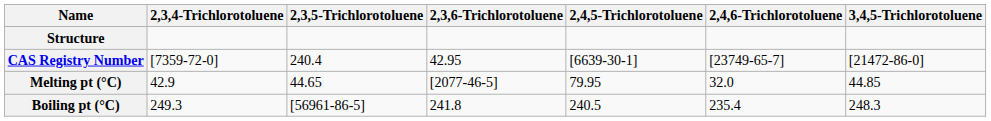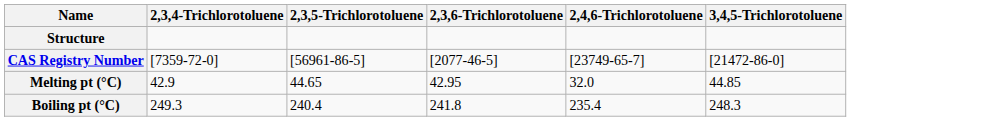- column: (636, 15)
(306, 60) 240.4 -> (328, 60) [56961-86-5]
(446, 60) 42.95 -> (464, 60) [2077-46-5]
(464, 82) [2077-46-5] -> (446, 82) 42.95
(328, 104) [56961-86-5] -> (306, 104) 240.4
